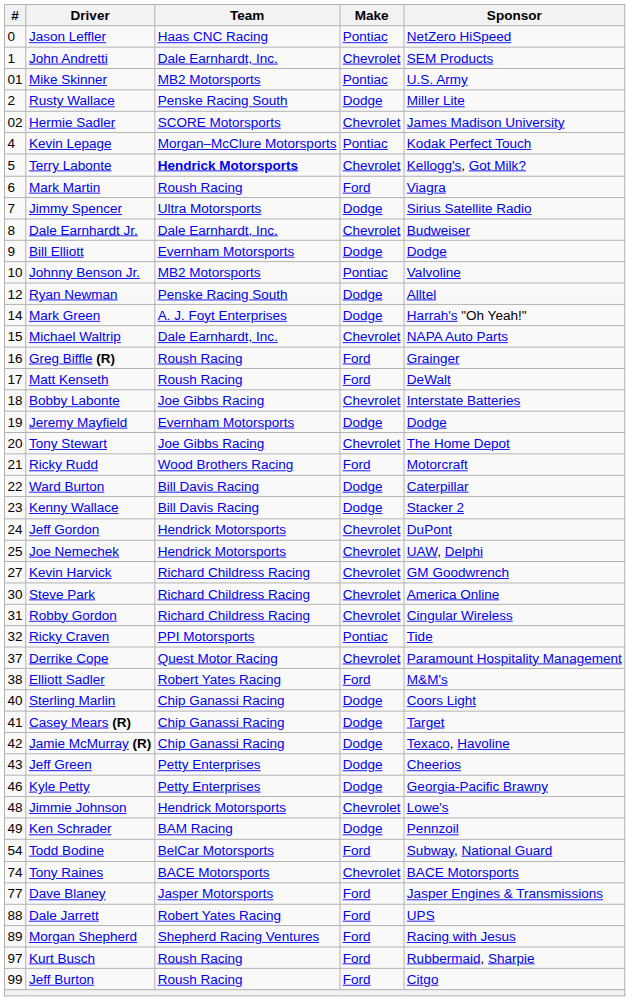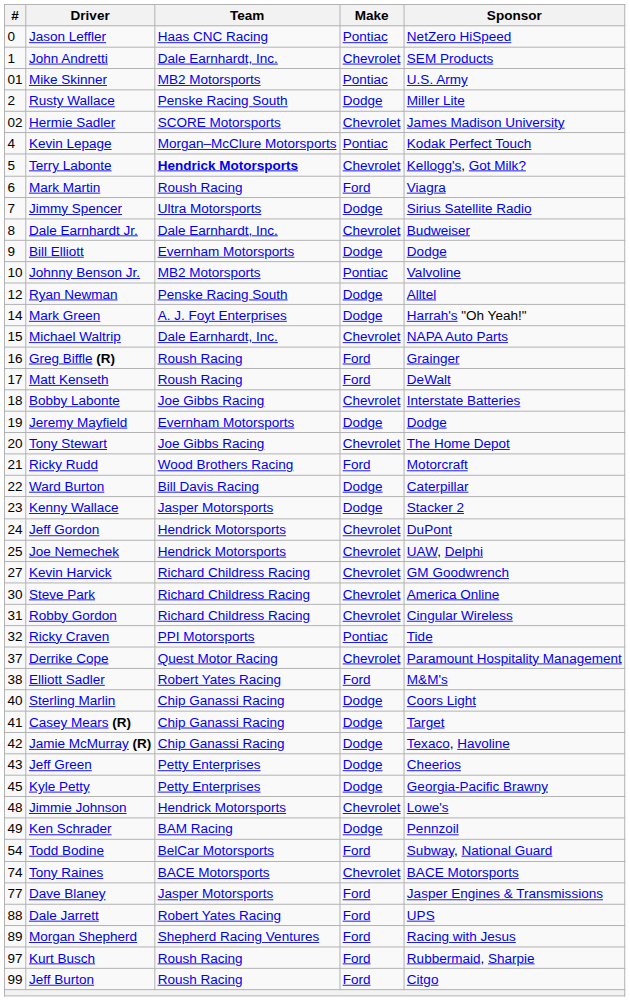(208, 508) Bill Davis Racing -> (215, 508) Jasper Motorsports
(15, 786) 46 -> (15, 786) 45
